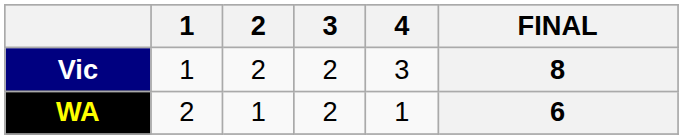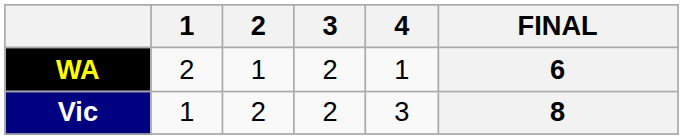rows swapped: (78, 69) <-> (78, 112)
